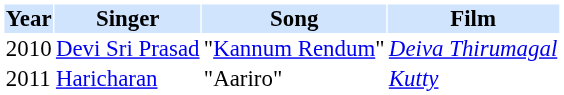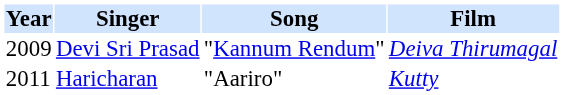(29, 48) 2010 -> (29, 48) 2009
